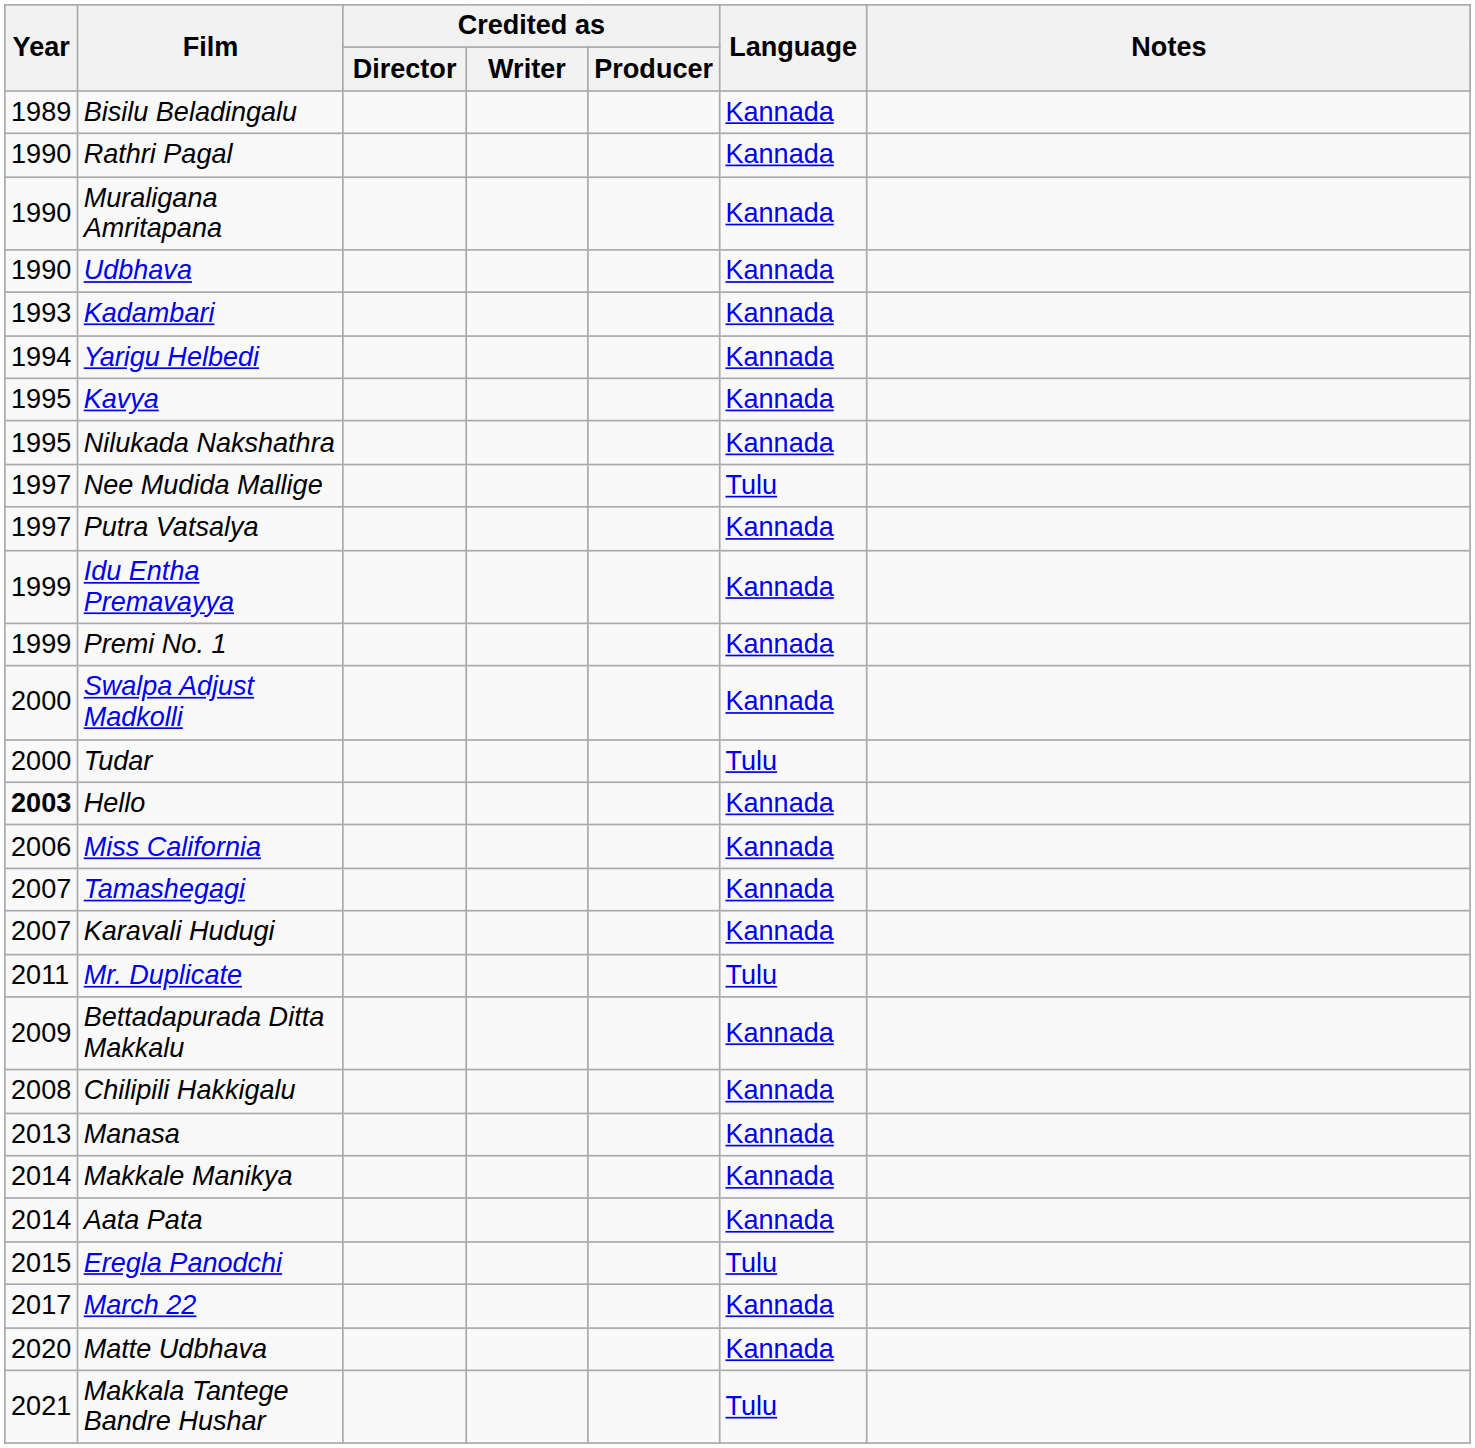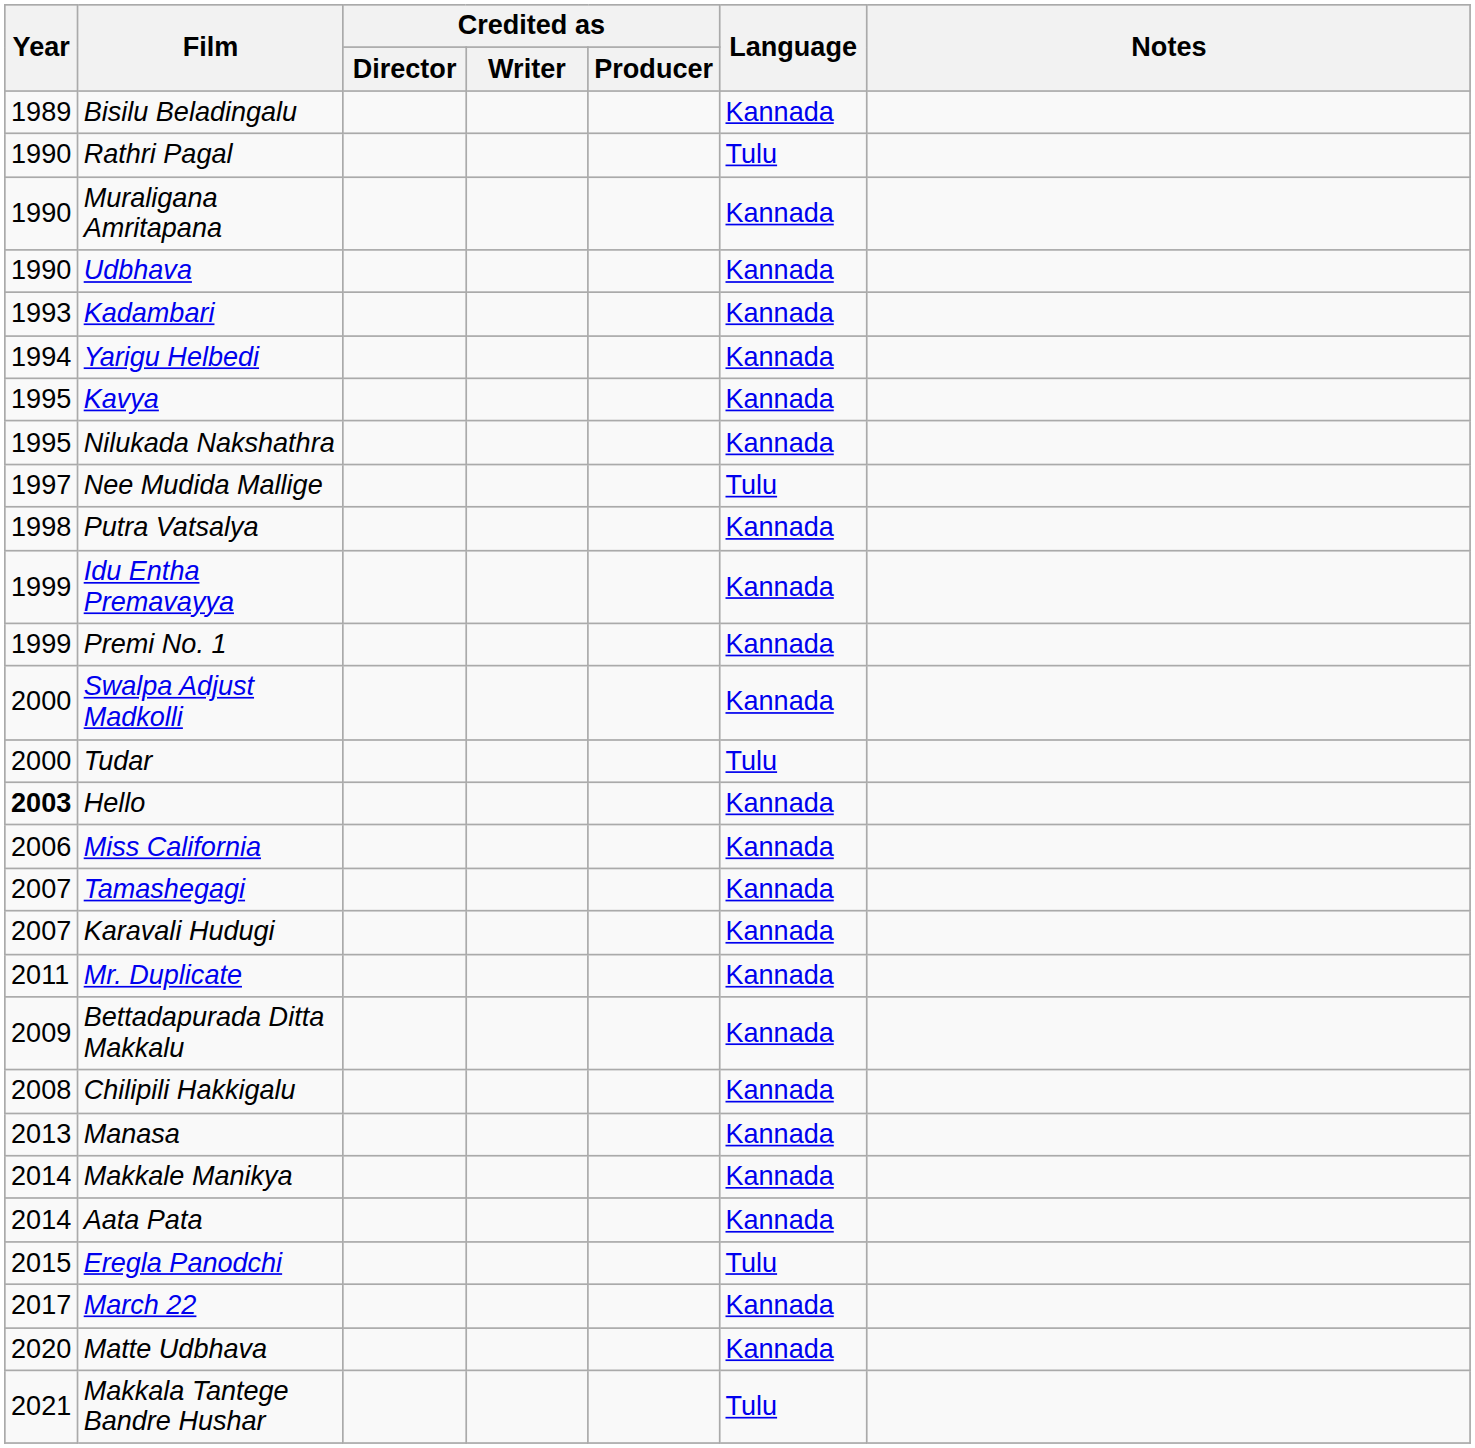(780, 154) Kannada -> (751, 154) Tulu
(41, 528) 1997 -> (41, 528) 1998
(751, 974) Tulu -> (780, 974) Kannada
